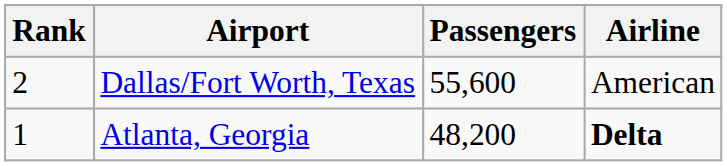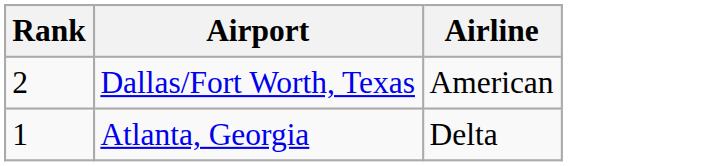- column: (503, 30)
(627, 134) bold -> (464, 134) normal
